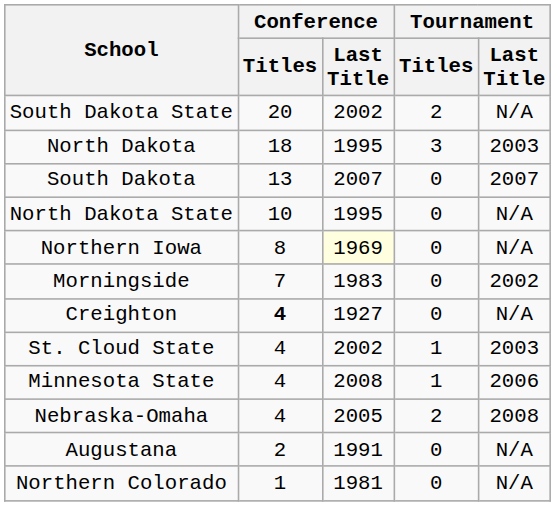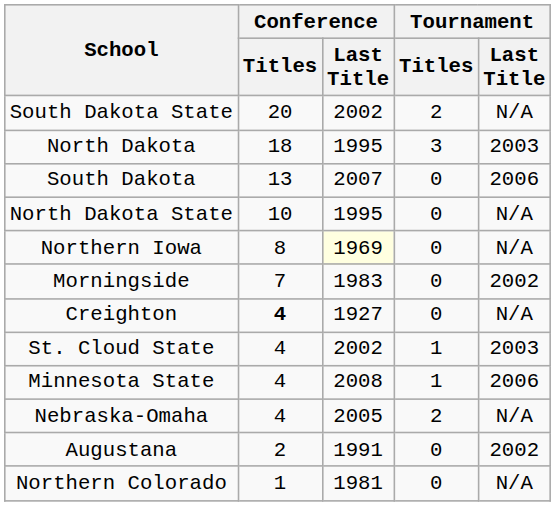(514, 180) 2007 -> (514, 180) 2006
(514, 416) 2008 -> (514, 416) N/A
(514, 450) N/A -> (514, 450) 2002
